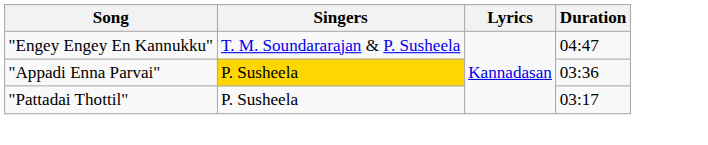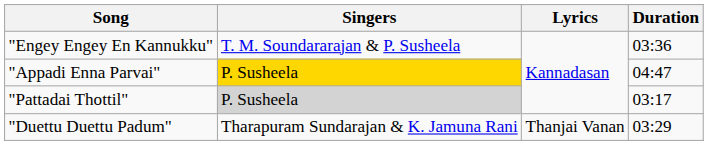(579, 45) 04:47 -> (652, 45) 03:36
(579, 72) 03:36 -> (652, 72) 04:47
(260, 99) no background -> (260, 99) lightgrey background
+ row: (90, 126)
